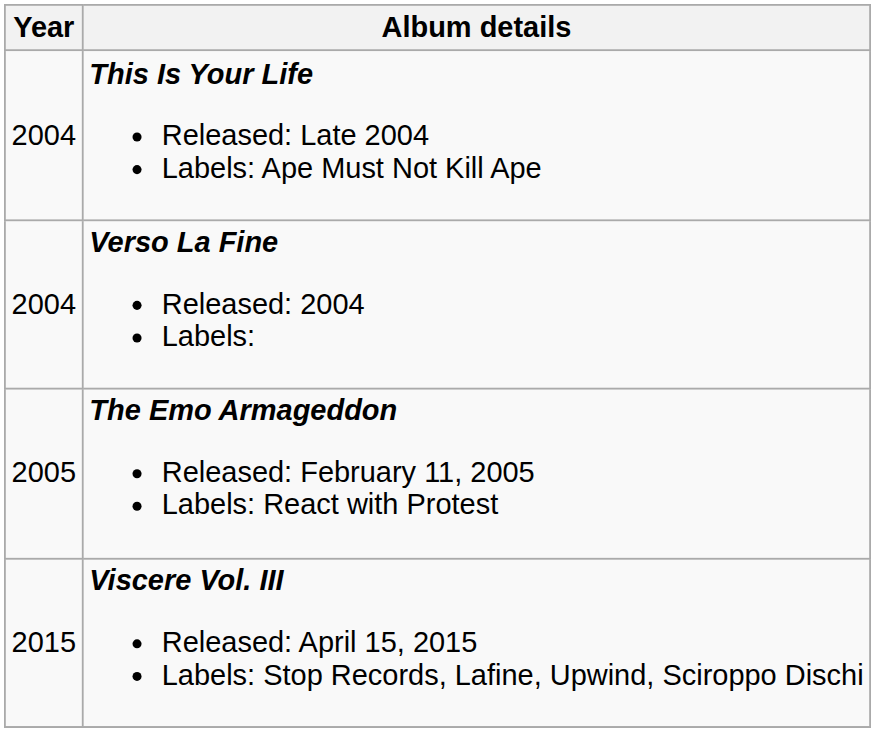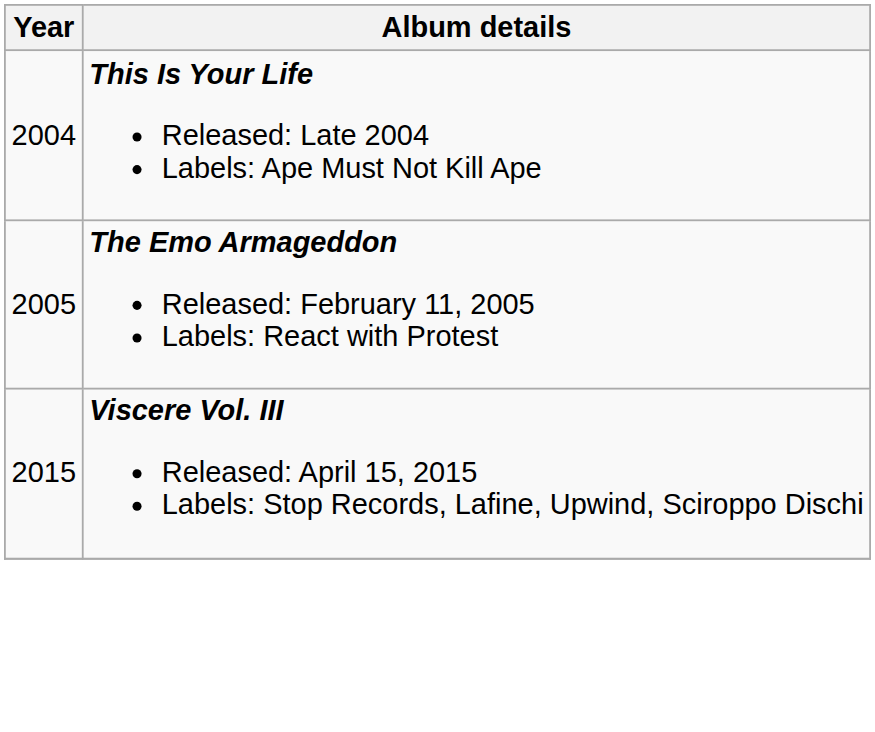- row: (476, 290)
